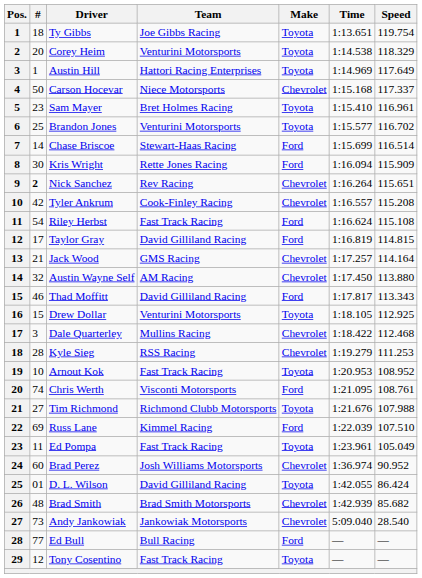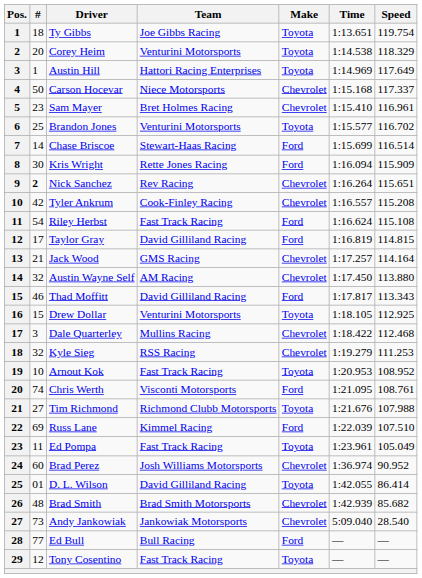(298, 108) Toyota -> (304, 108) Chevrolet
(38, 352) 28 -> (38, 352) 32
(393, 484) 86.424 -> (393, 484) 86.414
